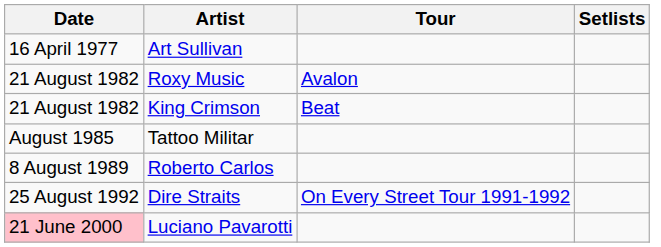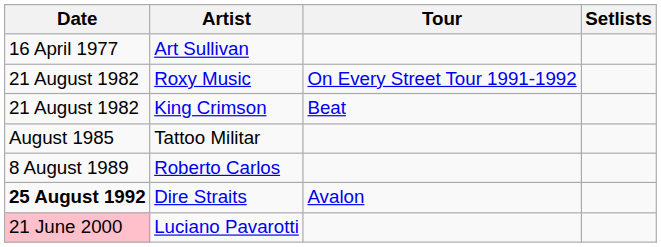(329, 78) Avalon -> (442, 78) On Every Street Tour 1991-1992
(74, 197) normal -> (77, 197) bold
(436, 197) On Every Street Tour 1991-1992 -> (336, 197) Avalon
